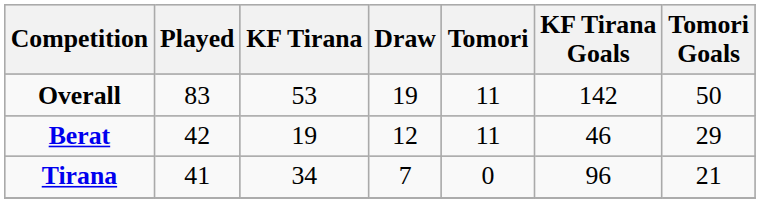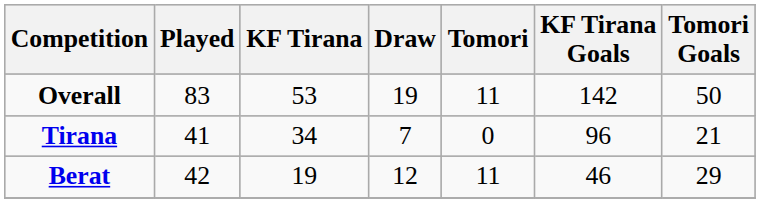rows swapped: (79, 176) <-> (79, 135)
